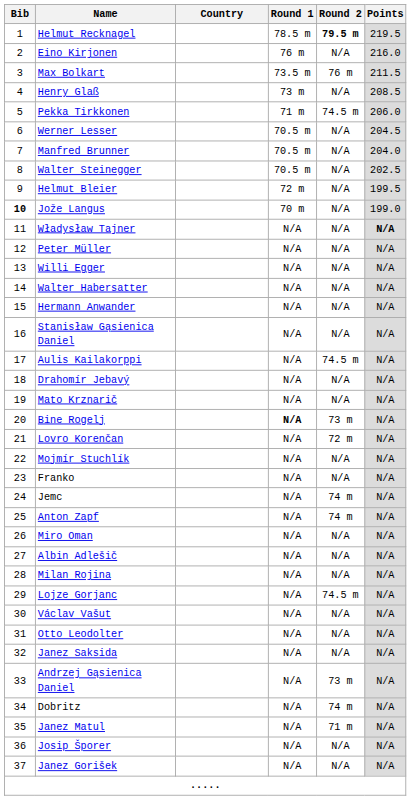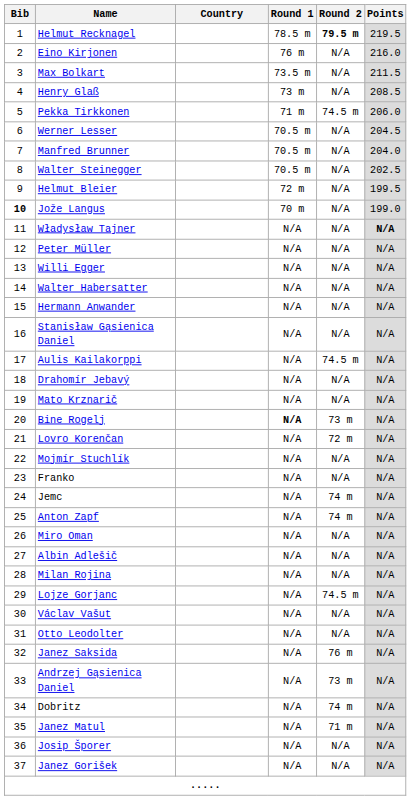(340, 73) 76 m -> (340, 73) N/A
(340, 654) N/A -> (340, 654) 76 m
